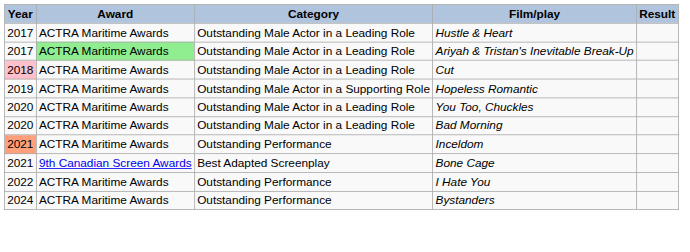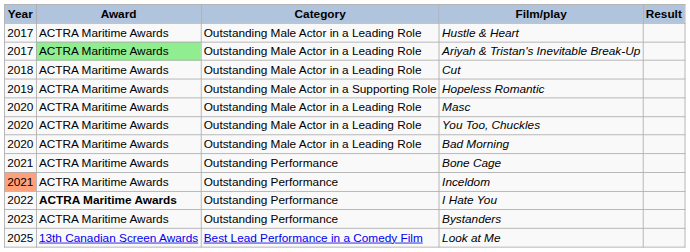(20, 70) pink background -> (20, 70) no background
+ row: (313, 107)
+ row: (271, 163)
- row: (263, 163)
(104, 182) normal -> (108, 201) bold
(20, 201) 2024 -> (20, 219) 2023
+ row: (313, 238)
